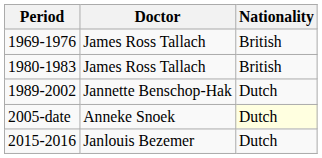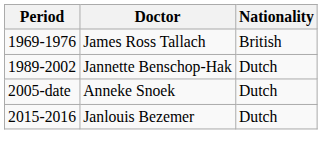- row: (42, 66)
(258, 116) lightyellow background -> (258, 91) no background
